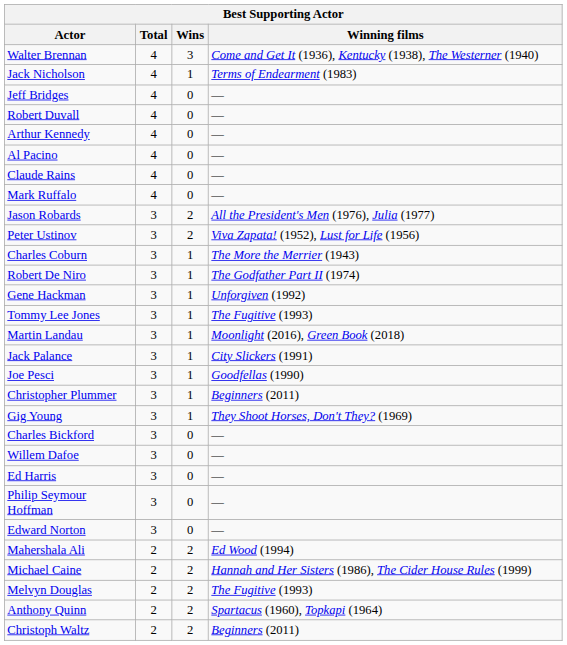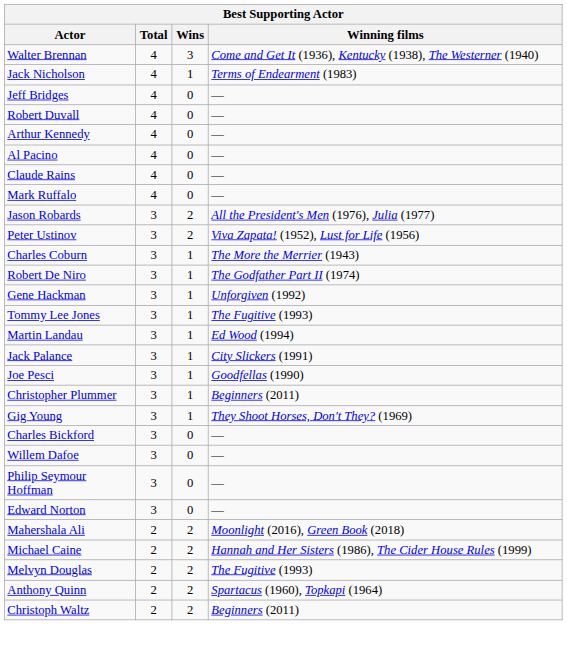(308, 335) Moonlight (2016), Green Book (2018) -> (253, 335) Ed Wood (1994)
- row: (32, 475)
(253, 549) Ed Wood (1994) -> (308, 529) Moonlight (2016), Green Book (2018)
